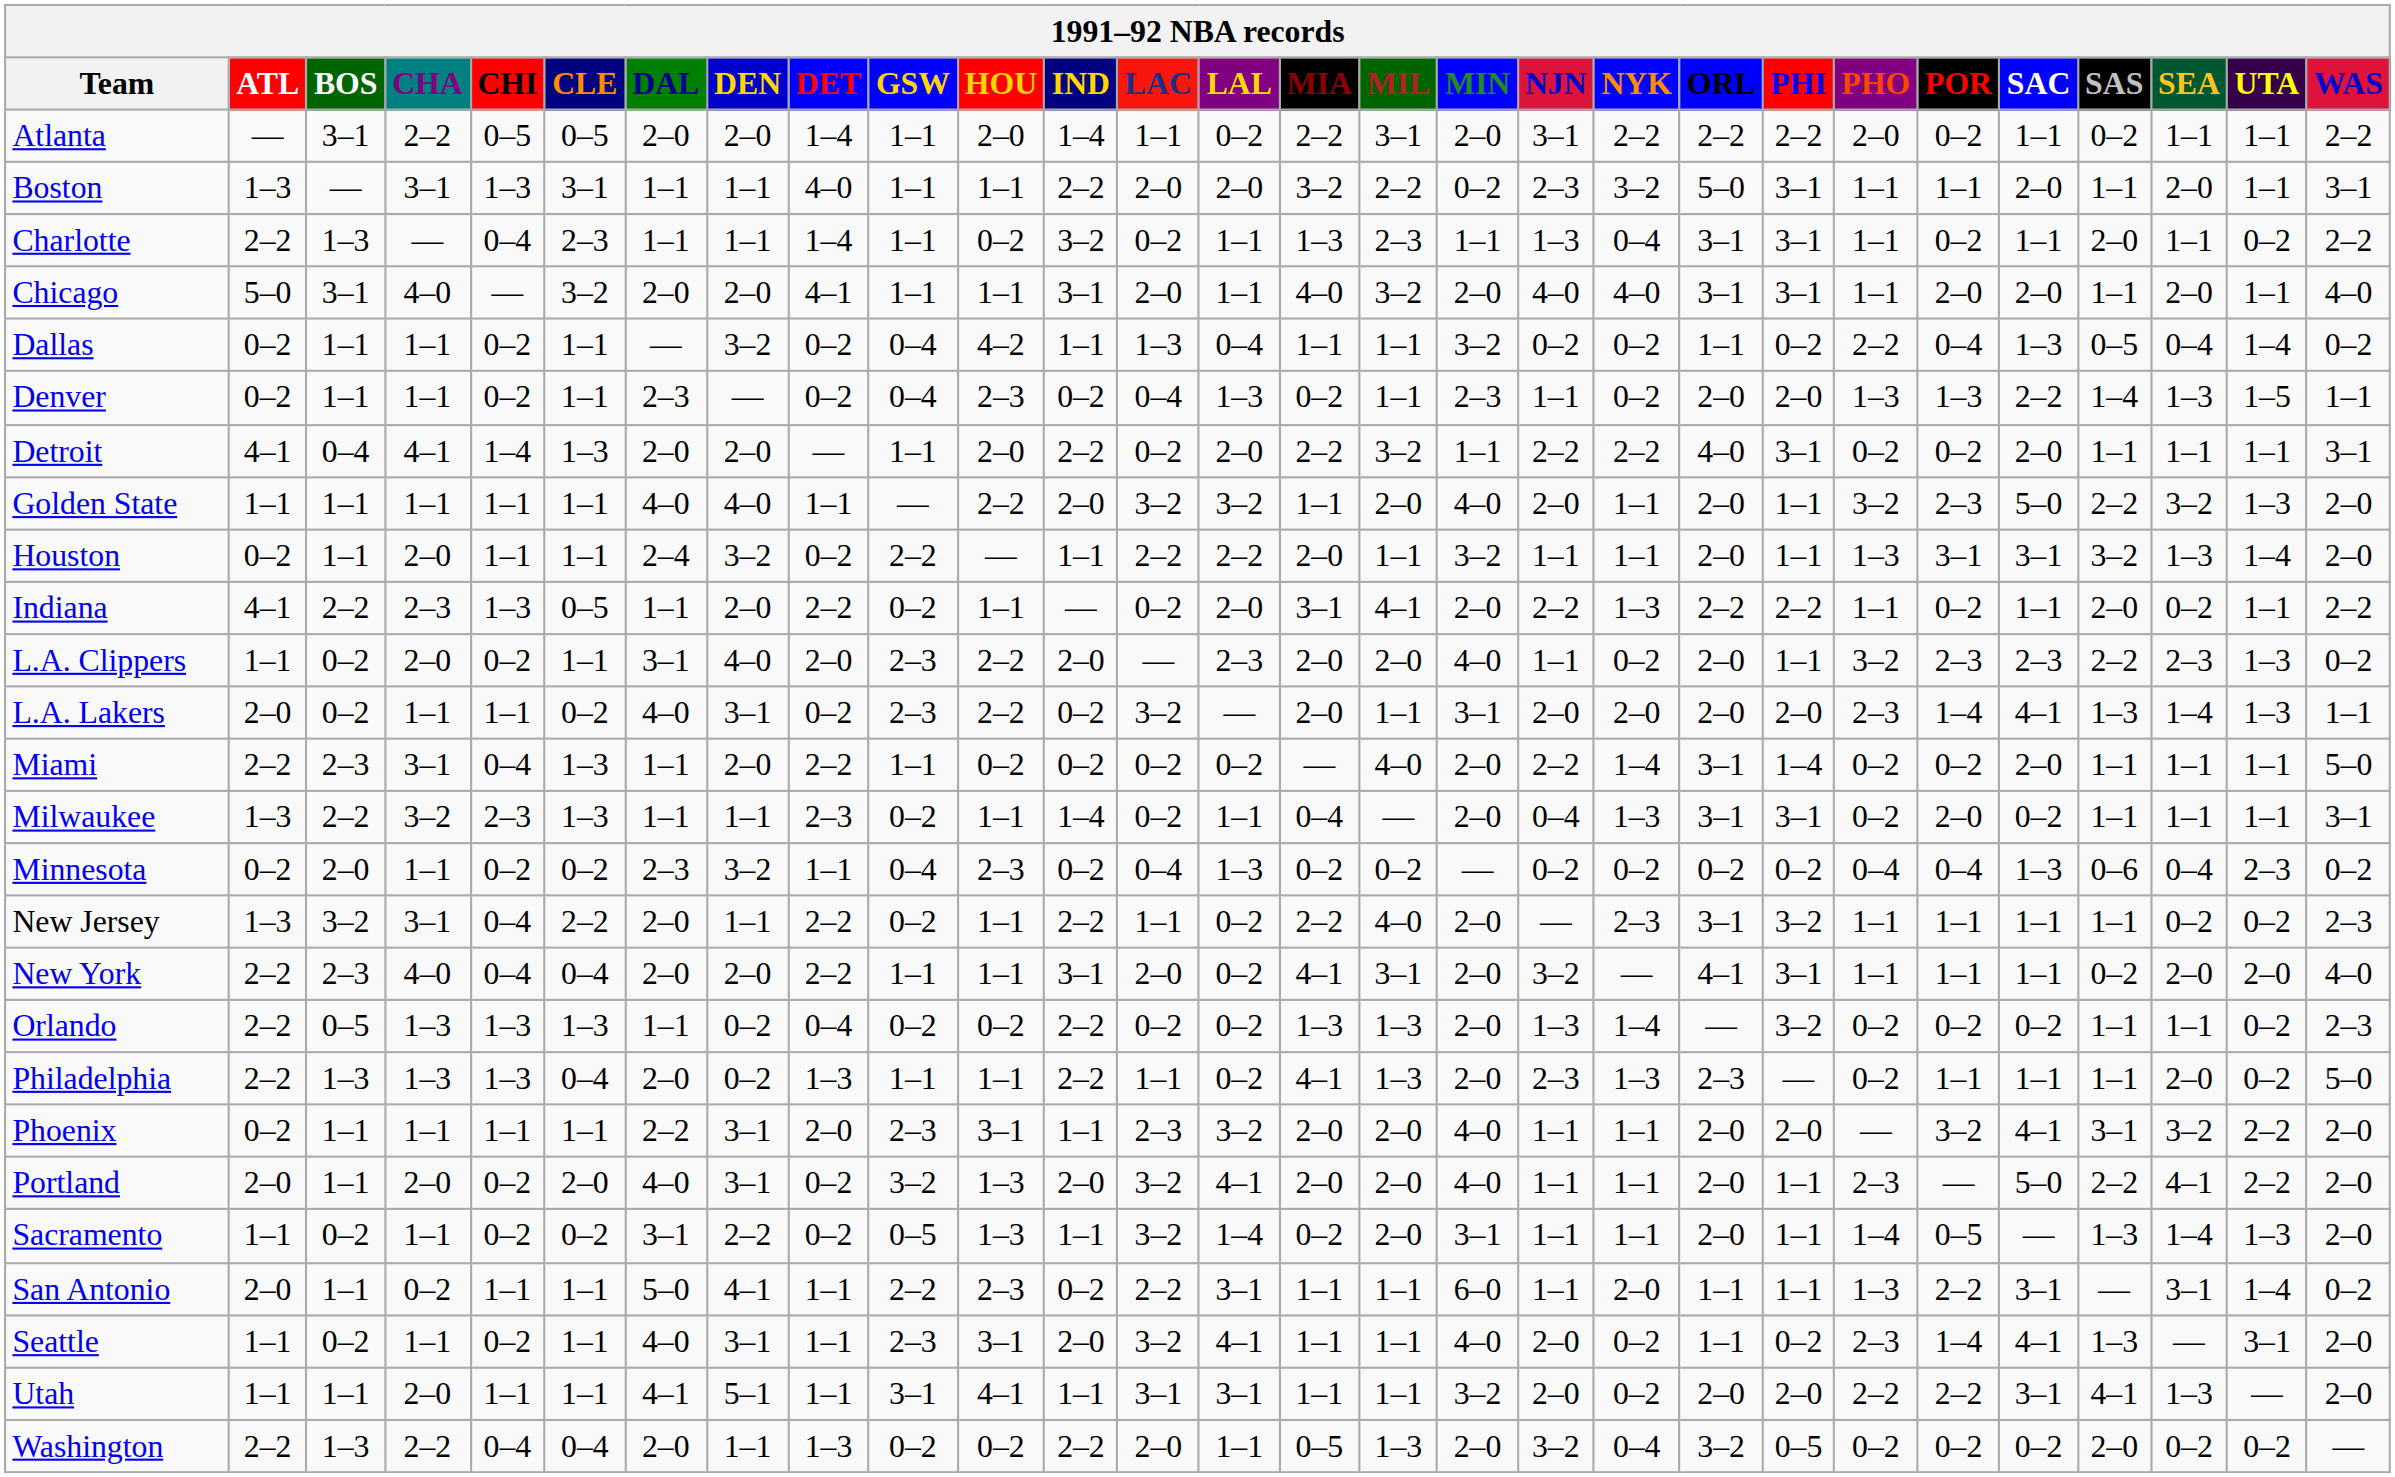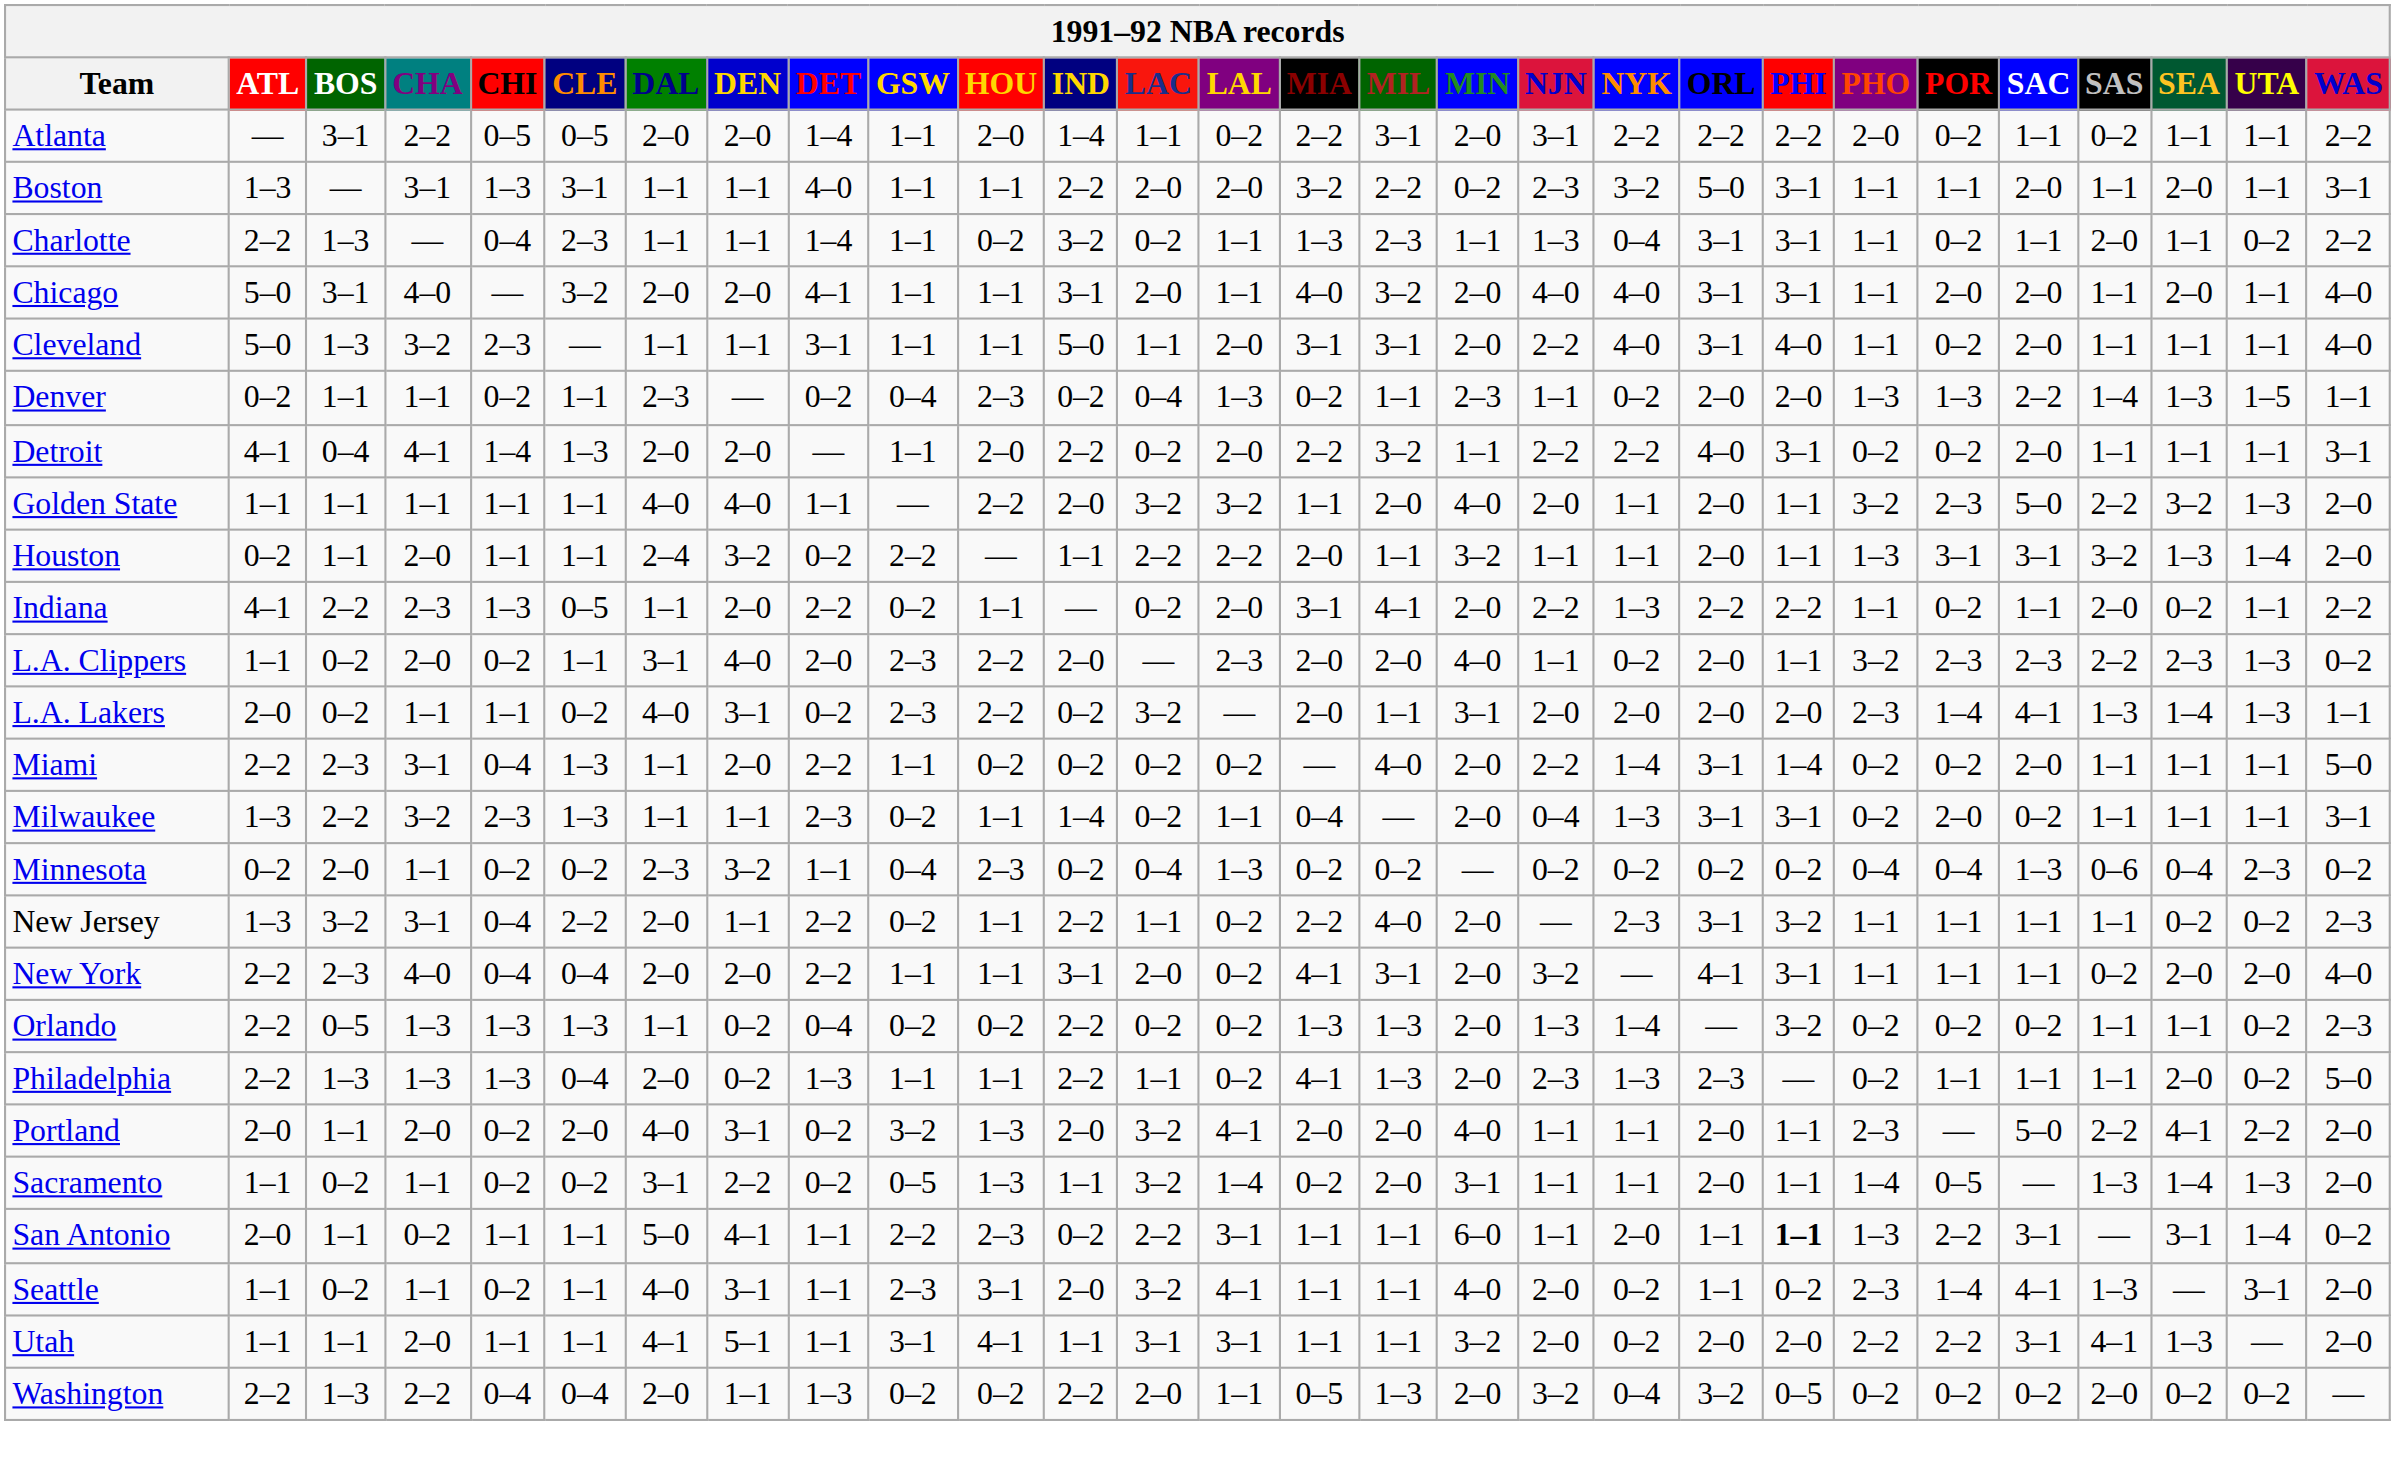+ row: (77, 345)
- row: (53, 345)
- row: (64, 1130)
(1798, 1288) normal -> (1798, 1235) bold
